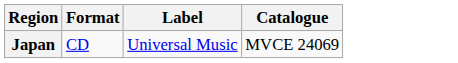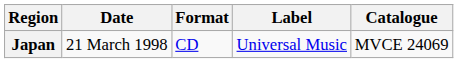+ column: (117, 17)
